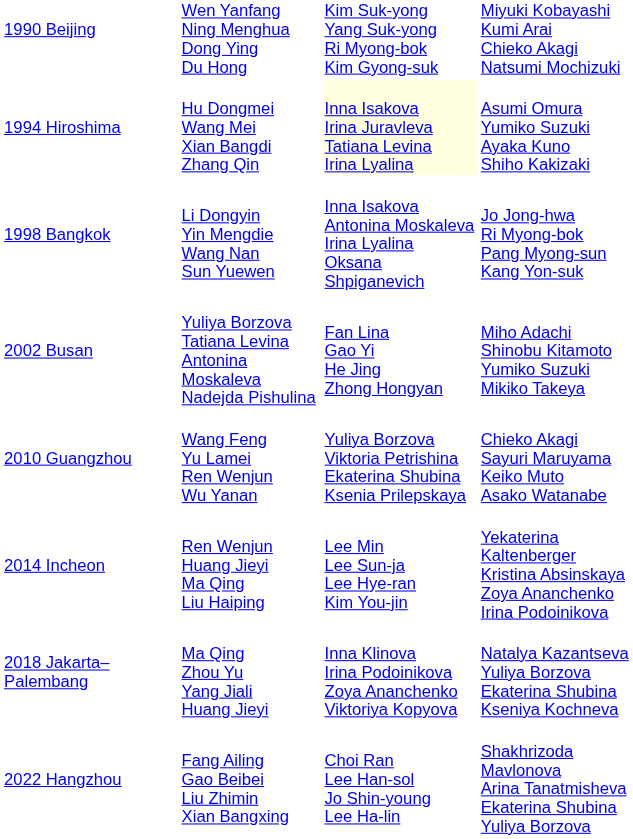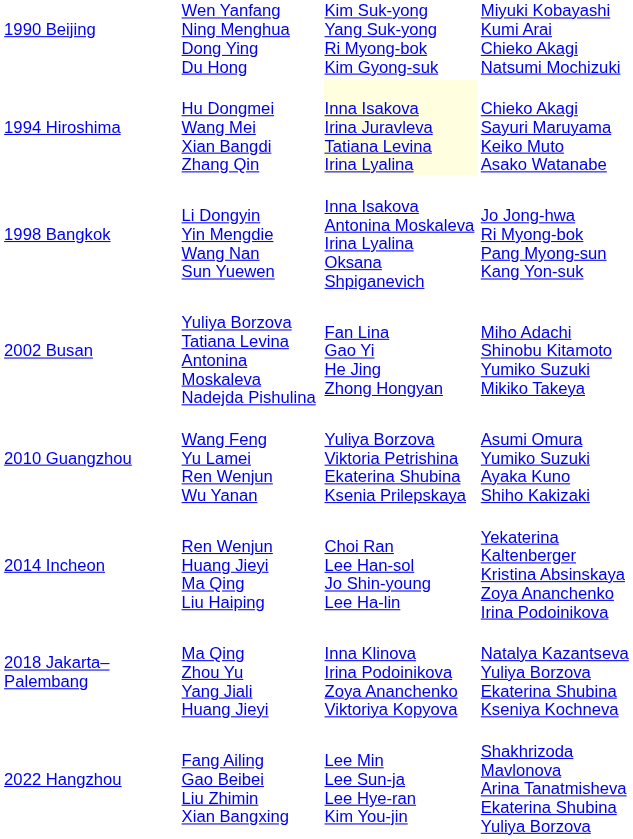(535, 137) Asumi Omura Yumiko Suzuki Ayaka Kuno Shiho Kakizaki -> (546, 137) Chieko Akagi Sayuri Maruyama Keiko Muto Asako Watanabe
(546, 467) Chieko Akagi Sayuri Maruyama Keiko Muto Asako Watanabe -> (535, 467) Asumi Omura Yumiko Suzuki Ayaka Kuno Shiho Kakizaki
(370, 574) Lee Min Lee Sun-ja Lee Hye-ran Kim You-jin -> (378, 574) Choi Ran Lee Han-sol Jo Shin-young Lee Ha-lin
(378, 789) Choi Ran Lee Han-sol Jo Shin-young Lee Ha-lin -> (370, 789) Lee Min Lee Sun-ja Lee Hye-ran Kim You-jin
